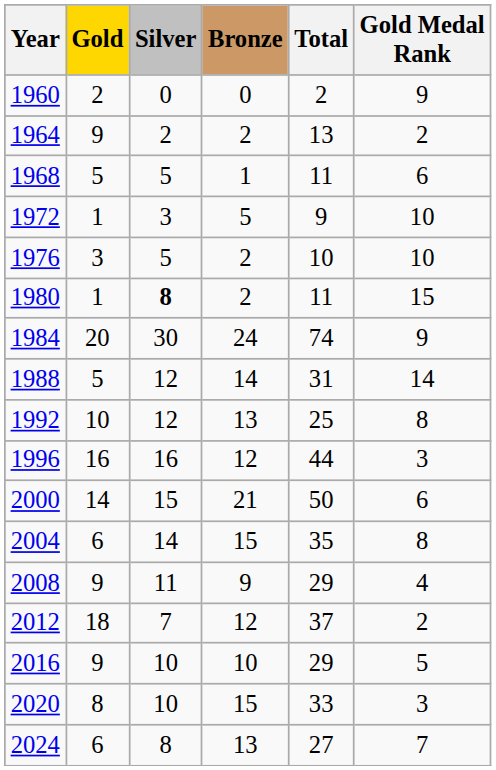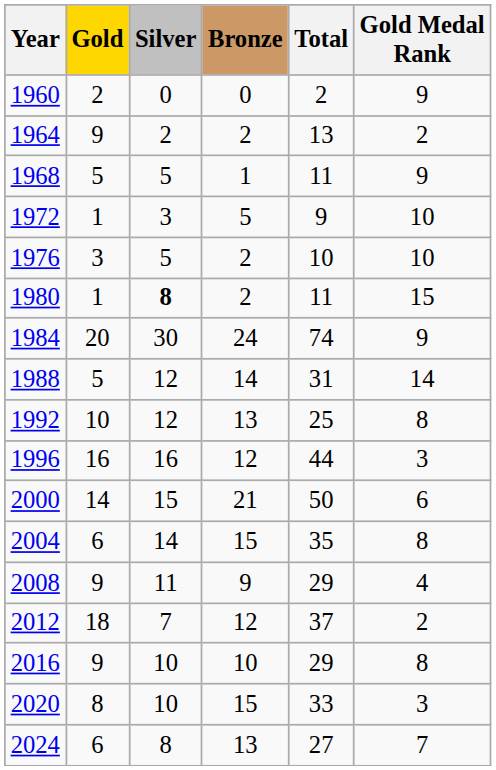(422, 176) 6 -> (422, 176) 9
(422, 663) 5 -> (422, 663) 8
